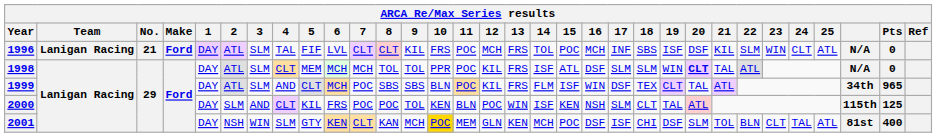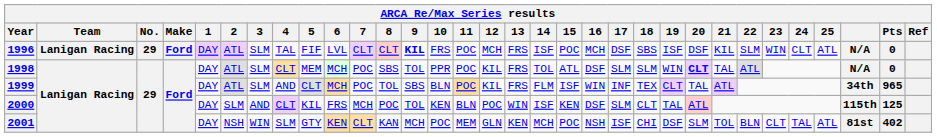(150, 50) 21 -> (150, 50) 29
(415, 50) normal -> (415, 50) bold
(544, 50) TOL -> (544, 50) ISF
(621, 50) INF -> (621, 50) DSF
(363, 68) MCH -> (363, 68) POC
(389, 68) TOL -> (389, 68) SBS
(544, 68) ISF -> (544, 68) TOL
(389, 86) SBS -> (389, 86) TOL
(621, 86) DSF -> (621, 86) INF
(363, 105) POC -> (363, 105) MCH
(595, 105) NSH -> (595, 105) DSF
(440, 123) gold background -> (440, 123) no background
(595, 123) DSF -> (595, 123) NSH
(892, 123) 400 -> (892, 123) 402
